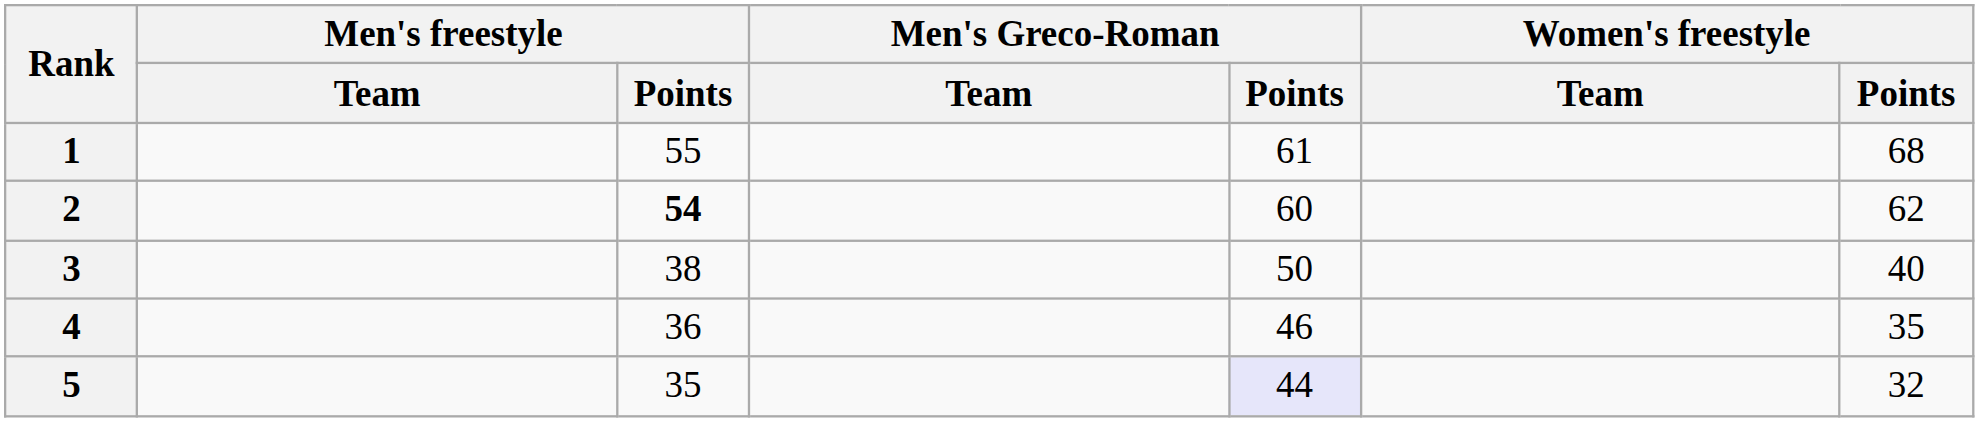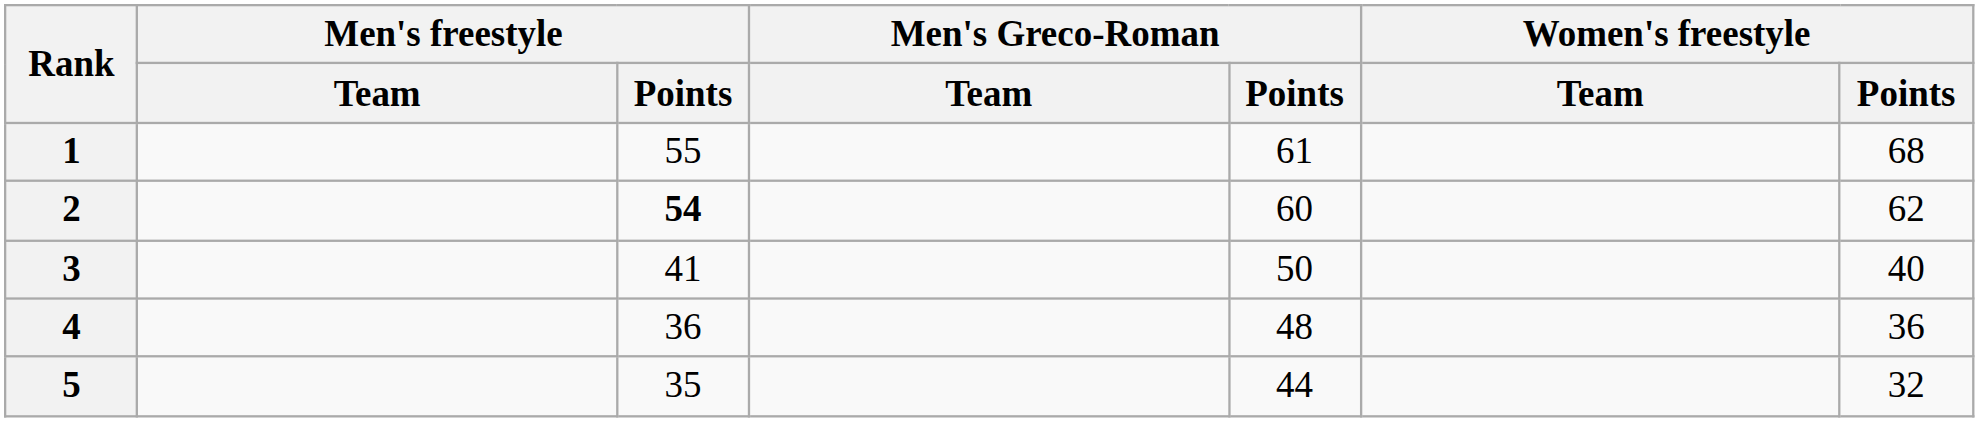(683, 268) 38 -> (683, 268) 41
(1295, 326) 46 -> (1295, 326) 48
(1906, 326) 35 -> (1906, 326) 36
(1295, 385) lavender background -> (1295, 385) no background
